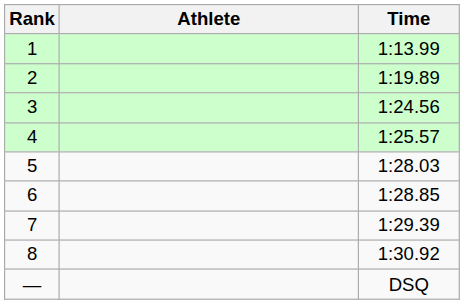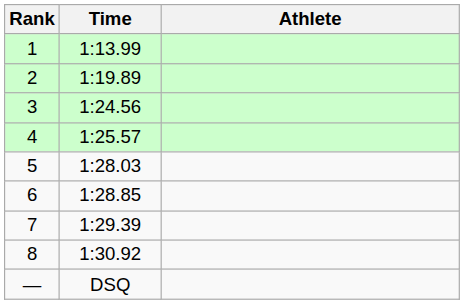columns swapped: (209, 19) <-> (409, 19)
